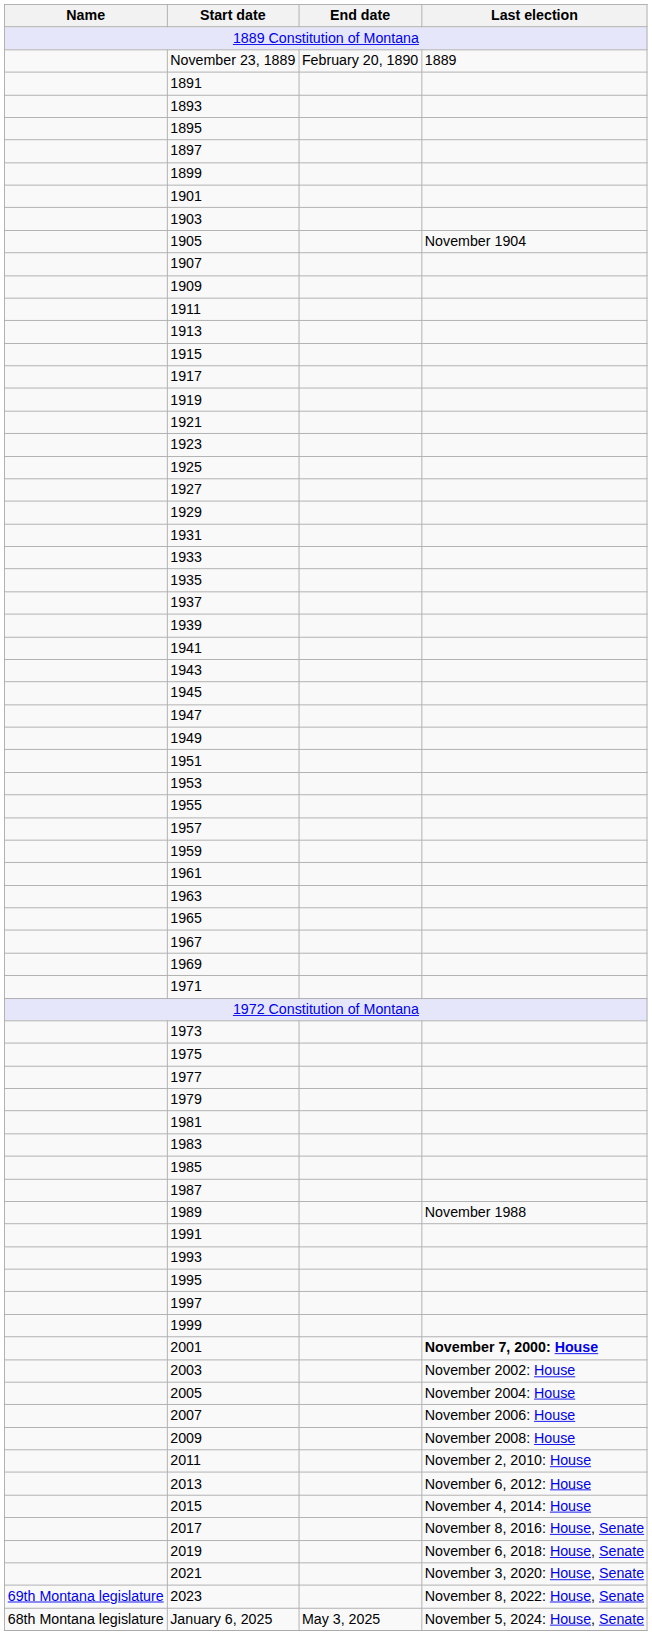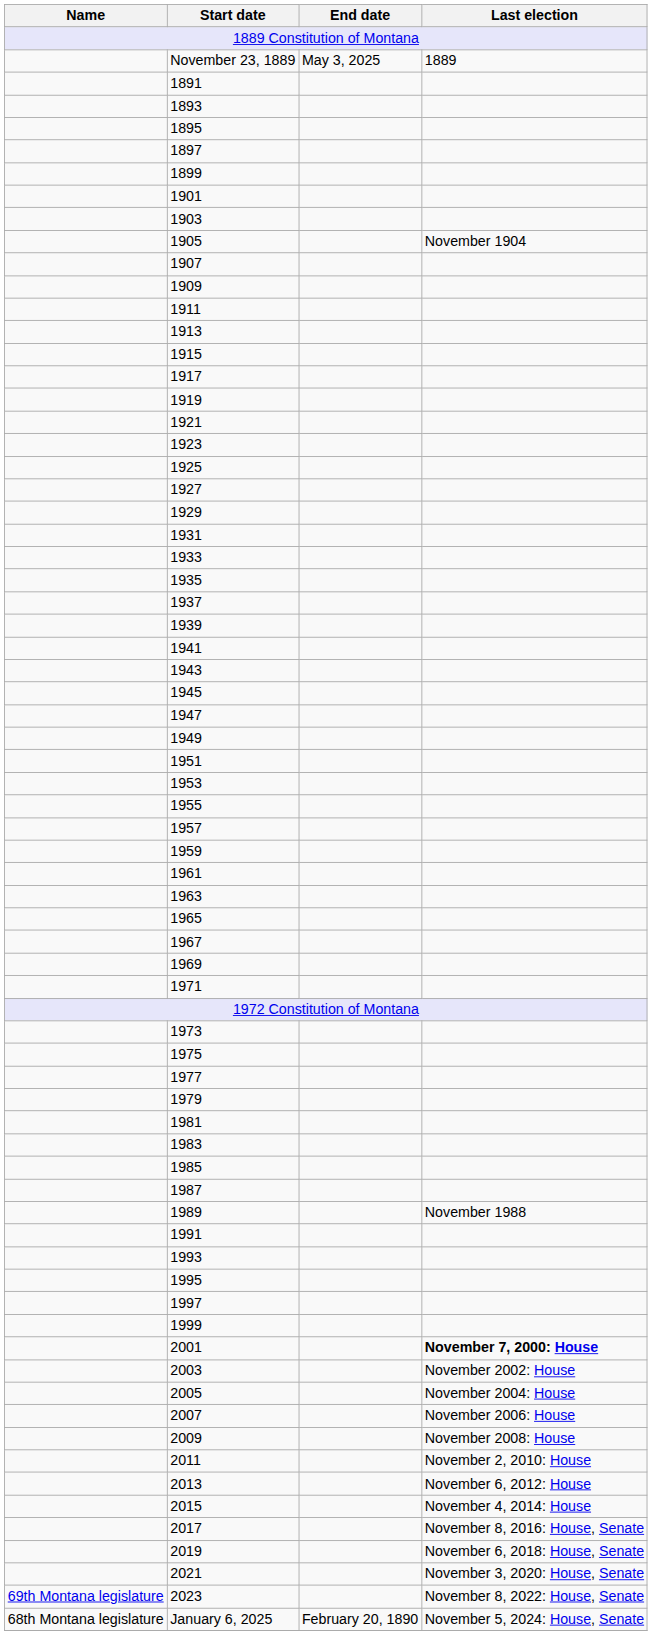(360, 60) February 20, 1890 -> (341, 60) May 3, 2025
(341, 1619) May 3, 2025 -> (360, 1619) February 20, 1890
